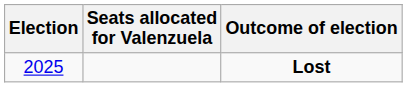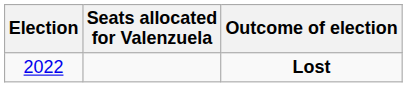(44, 67) 2025 -> (44, 67) 2022
